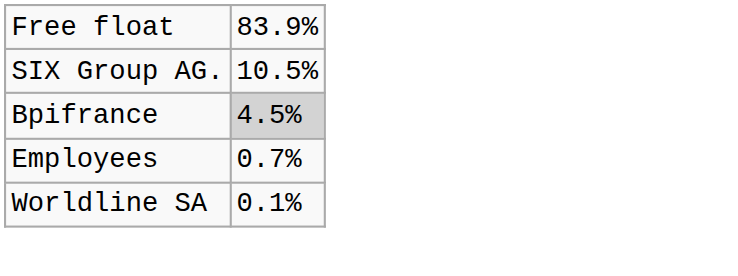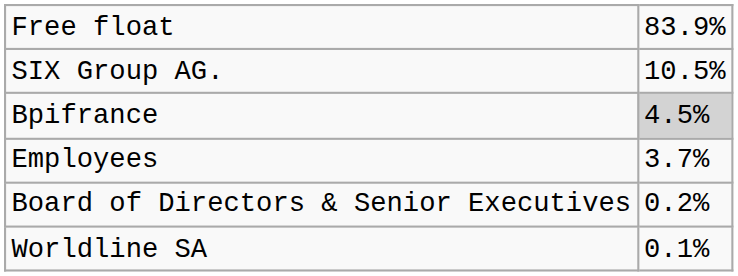(269, 160) 0.7% -> (677, 160) 3.7%
+ row: (321, 204)
